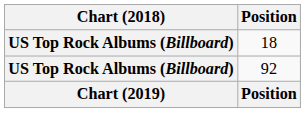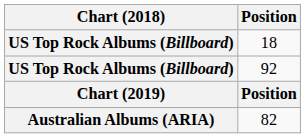+ row: (269, 119)
